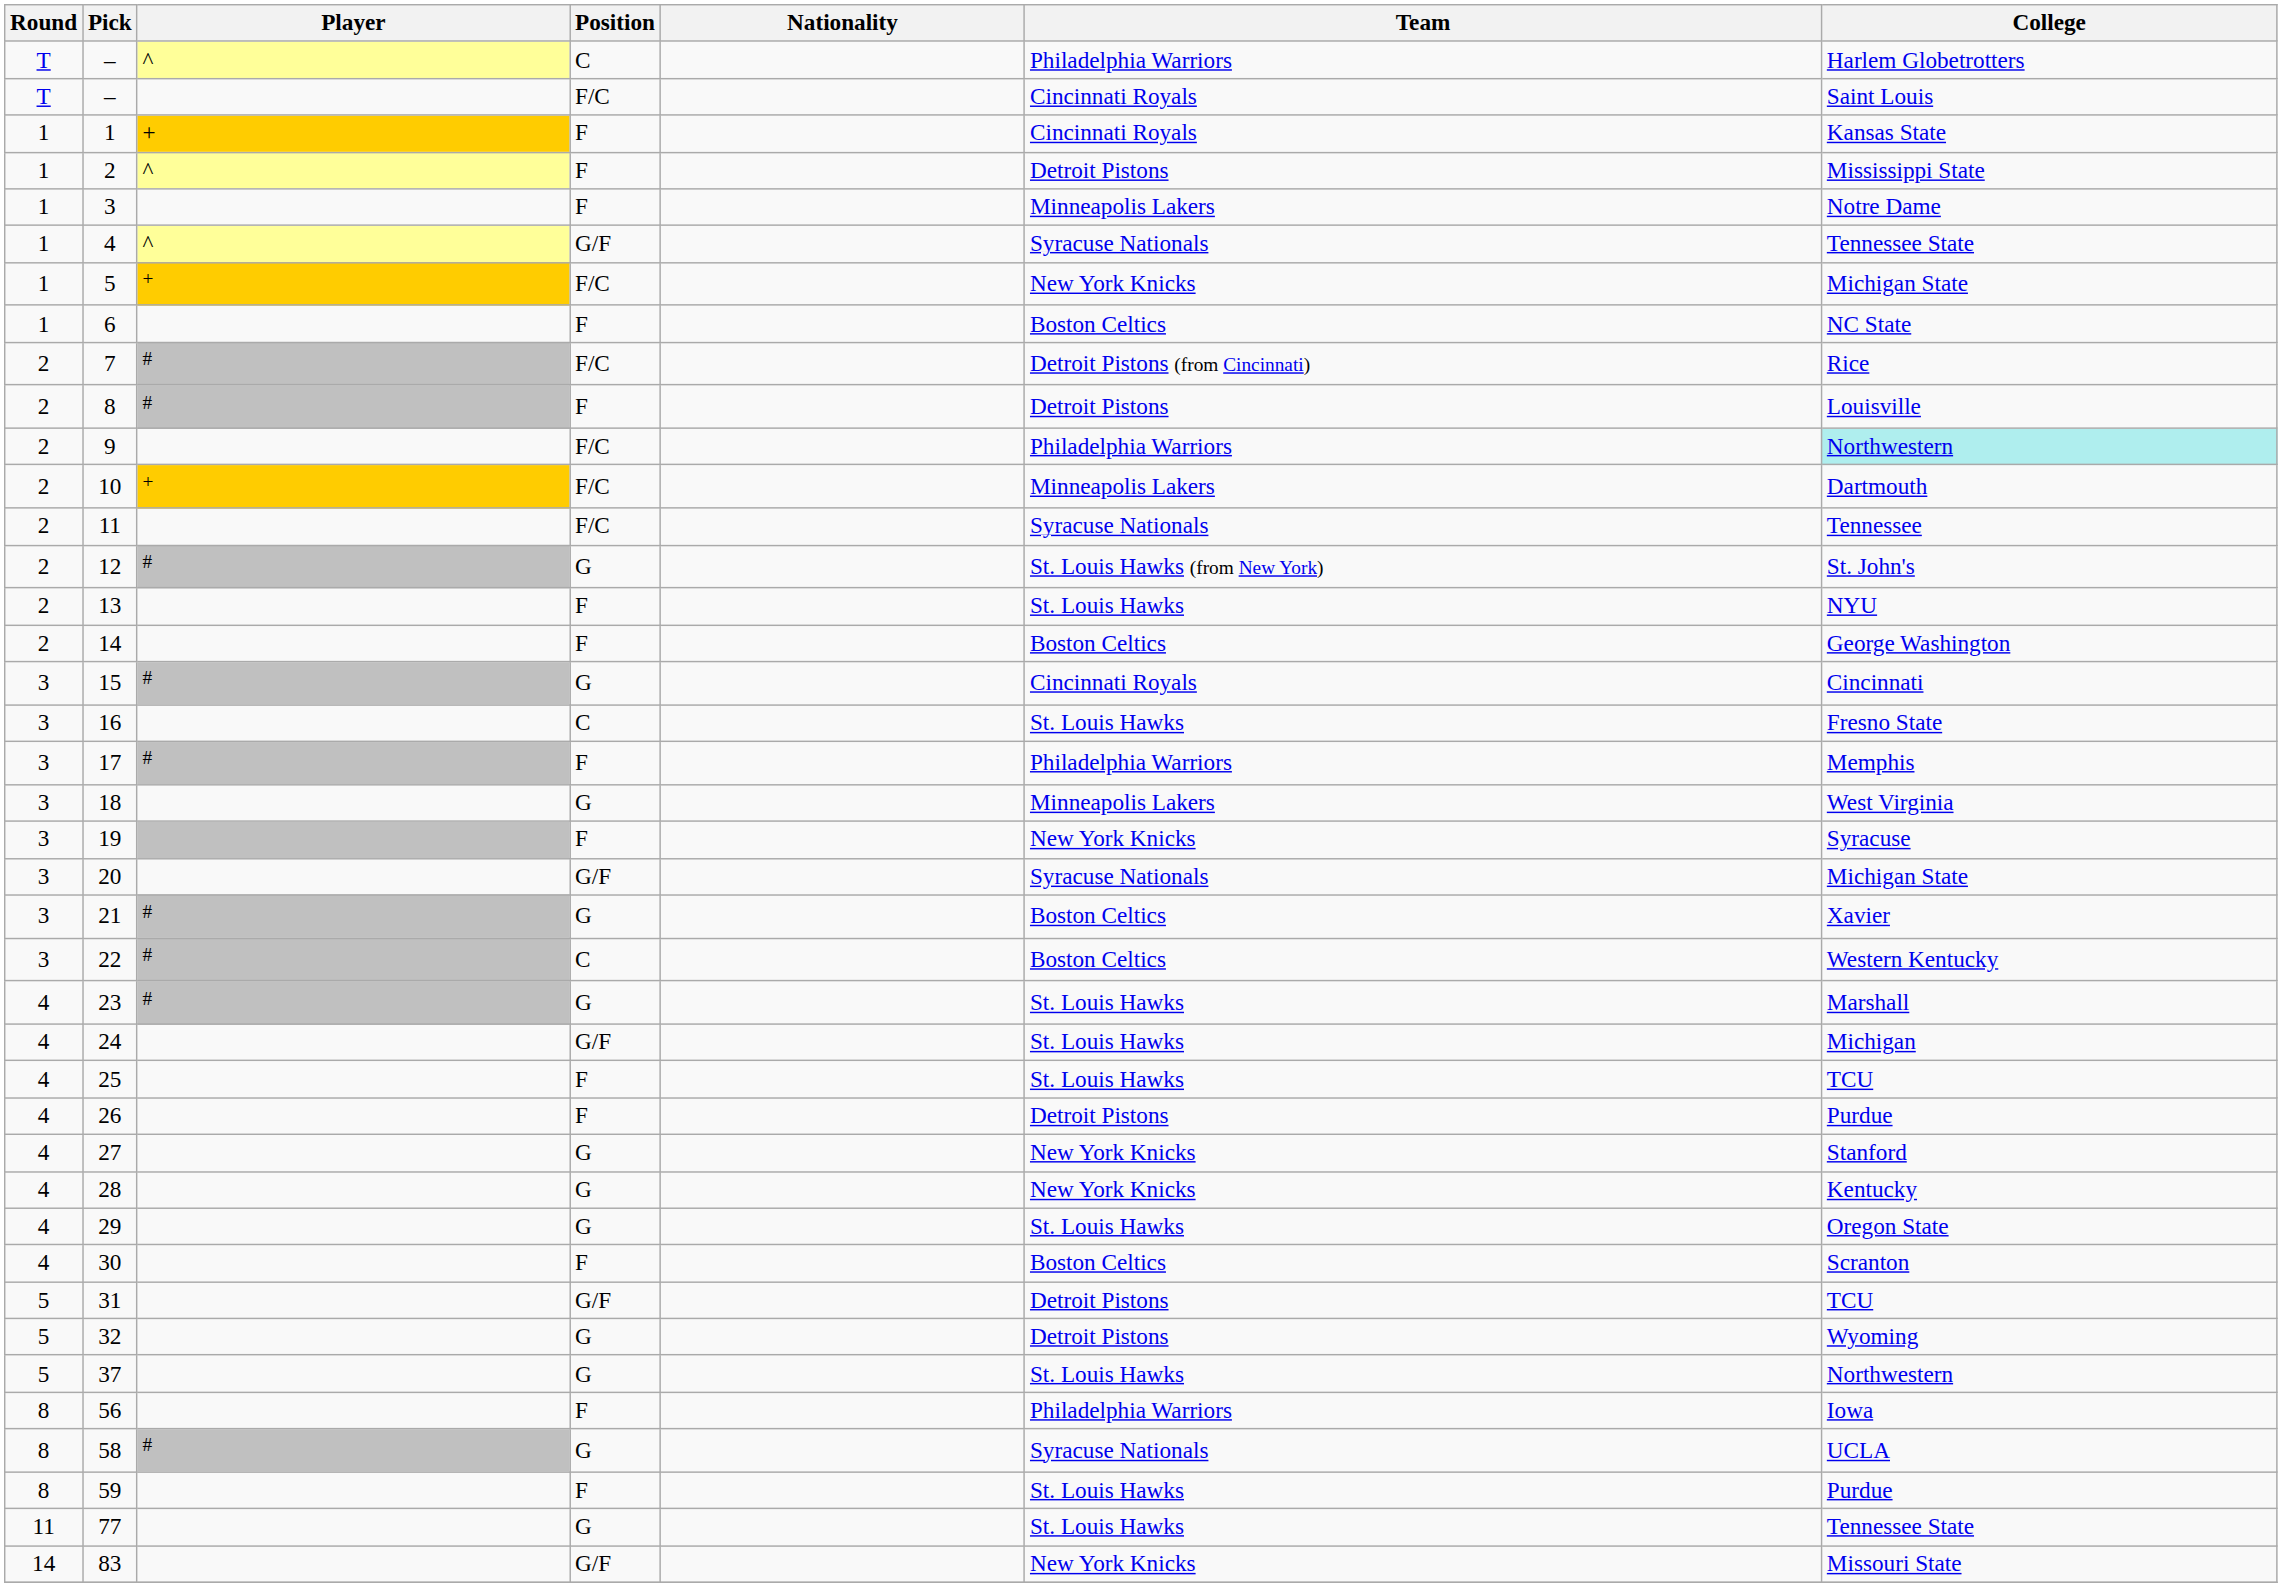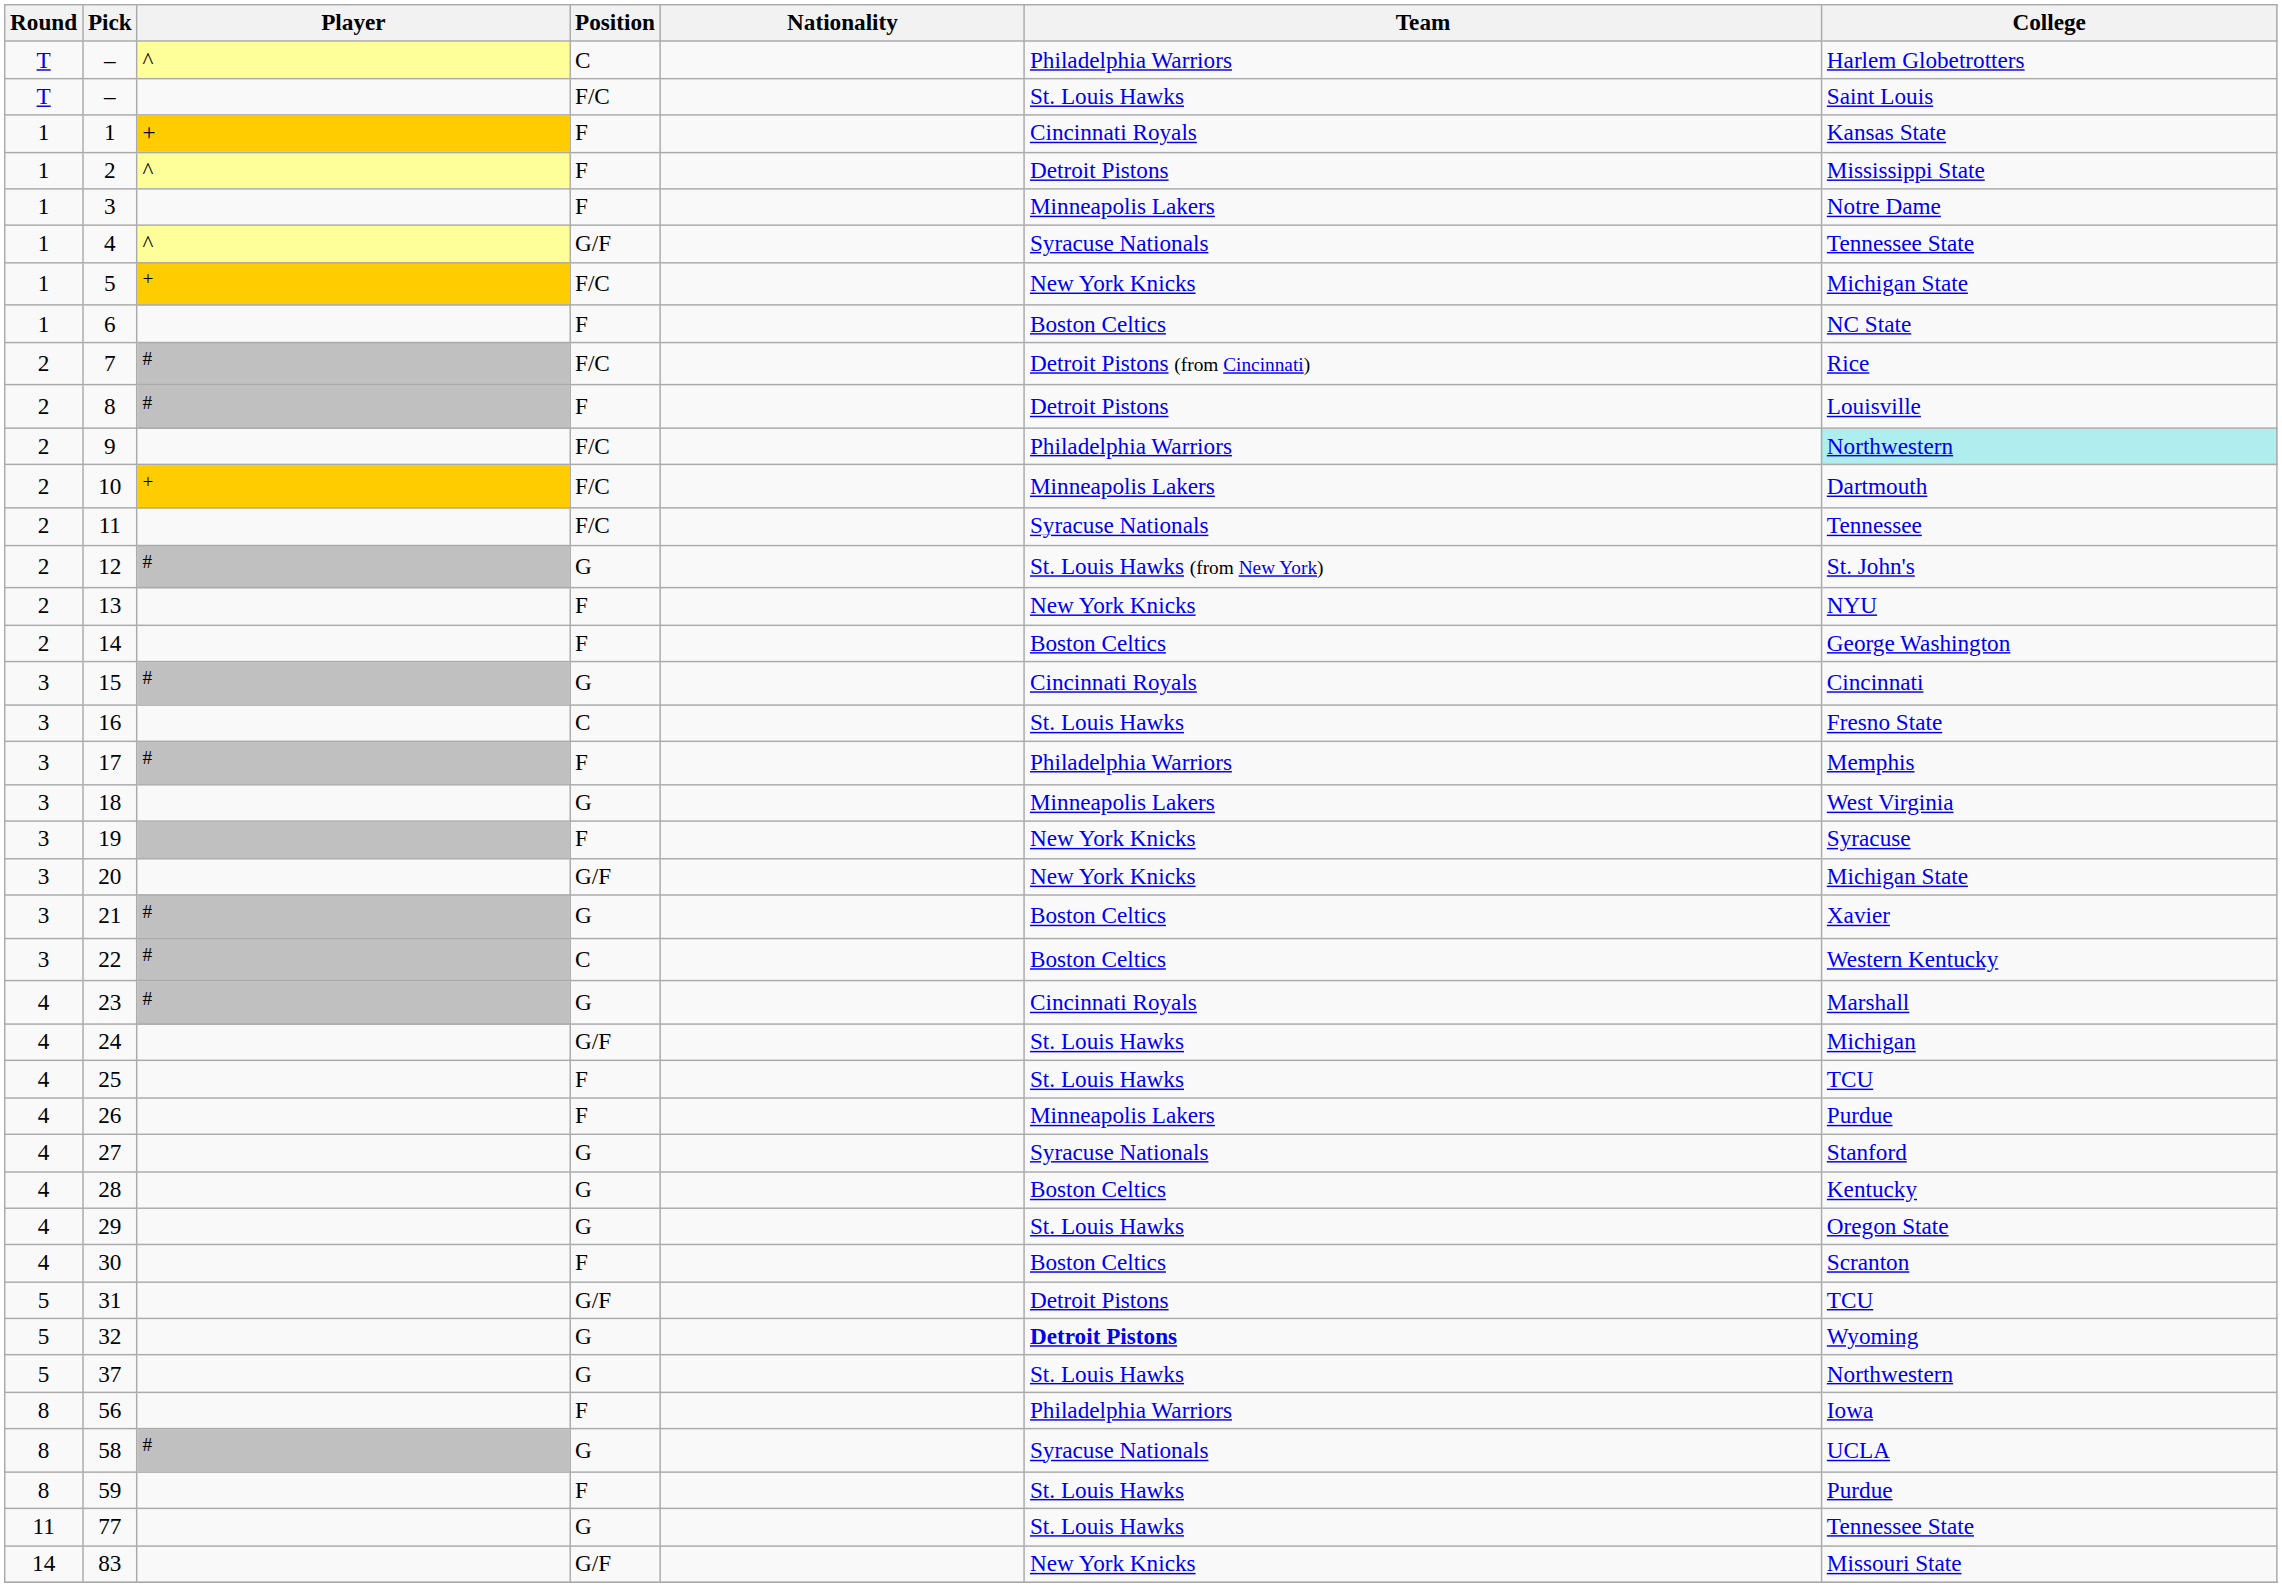(1113, 96) Cincinnati Royals -> (1107, 96) St. Louis Hawks
(1107, 606) St. Louis Hawks -> (1113, 606) New York Knicks
(1119, 876) Syracuse Nationals -> (1113, 876) New York Knicks
(1107, 1002) St. Louis Hawks -> (1113, 1002) Cincinnati Royals
(1099, 1115) Detroit Pistons -> (1122, 1115) Minneapolis Lakers
(1113, 1152) New York Knicks -> (1119, 1152) Syracuse Nationals
(1113, 1189) New York Knicks -> (1098, 1189) Boston Celtics
(1099, 1336) normal -> (1104, 1336) bold
